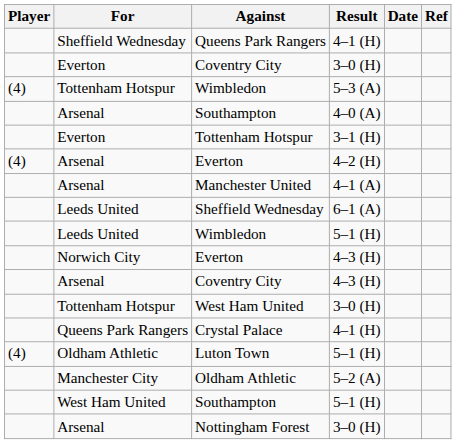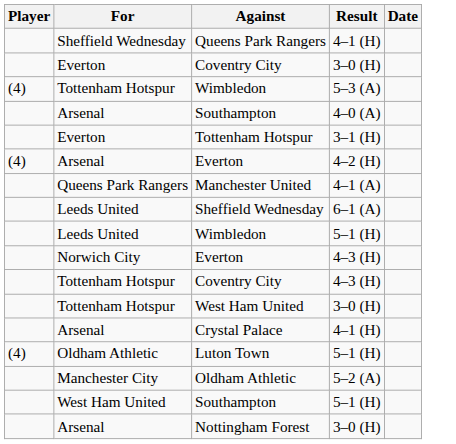- column: (436, 16)
(81, 185) Arsenal -> (123, 185) Queens Park Rangers
(81, 281) Arsenal -> (116, 281) Tottenham Hotspur
(123, 329) Queens Park Rangers -> (81, 329) Arsenal
